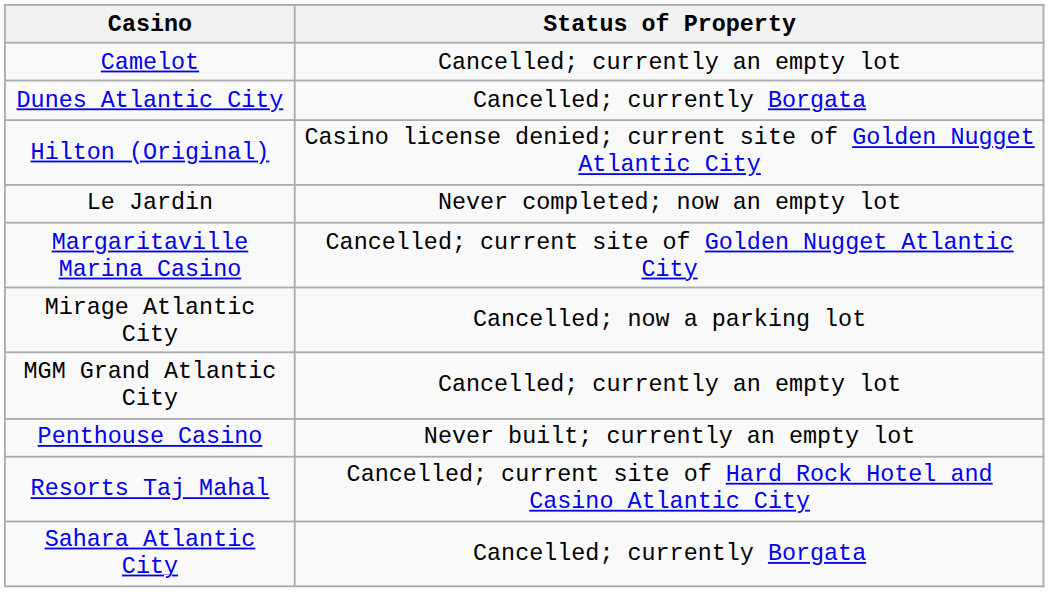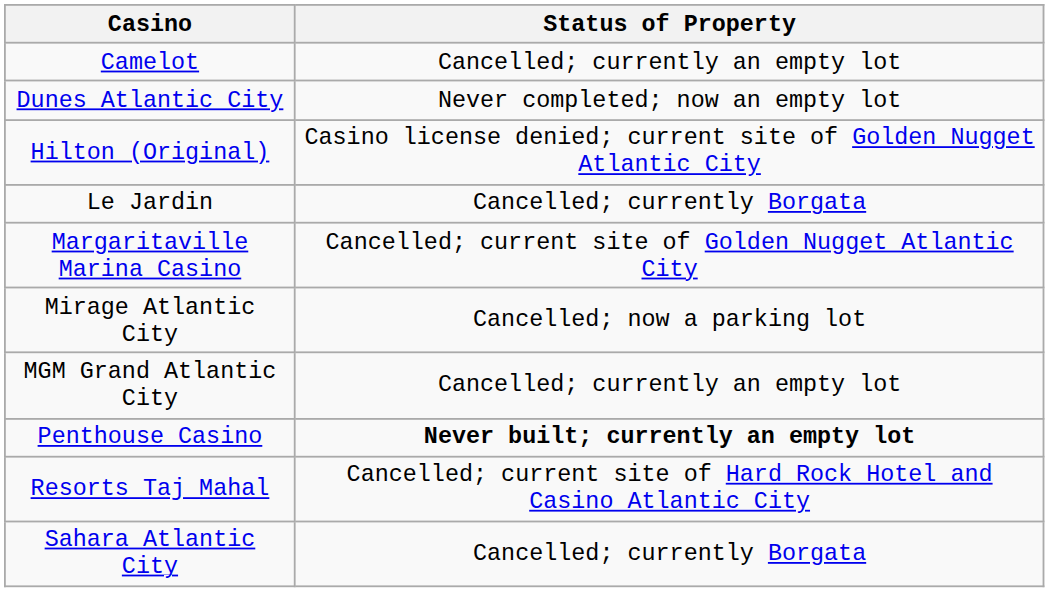(670, 100) Cancelled; currently Borgata -> (670, 100) Never completed; now an empty lot
(670, 204) Never completed; now an empty lot -> (670, 204) Cancelled; currently Borgata
(670, 437) normal -> (670, 437) bold
